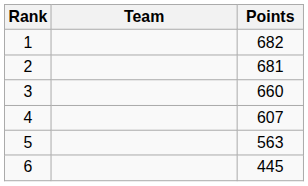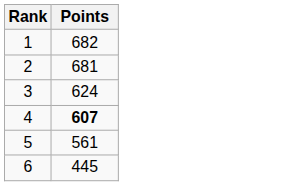- column: (144, 17)
(270, 92) 660 -> (85, 92) 624
(270, 117) normal -> (85, 117) bold
(270, 142) 563 -> (85, 142) 561
